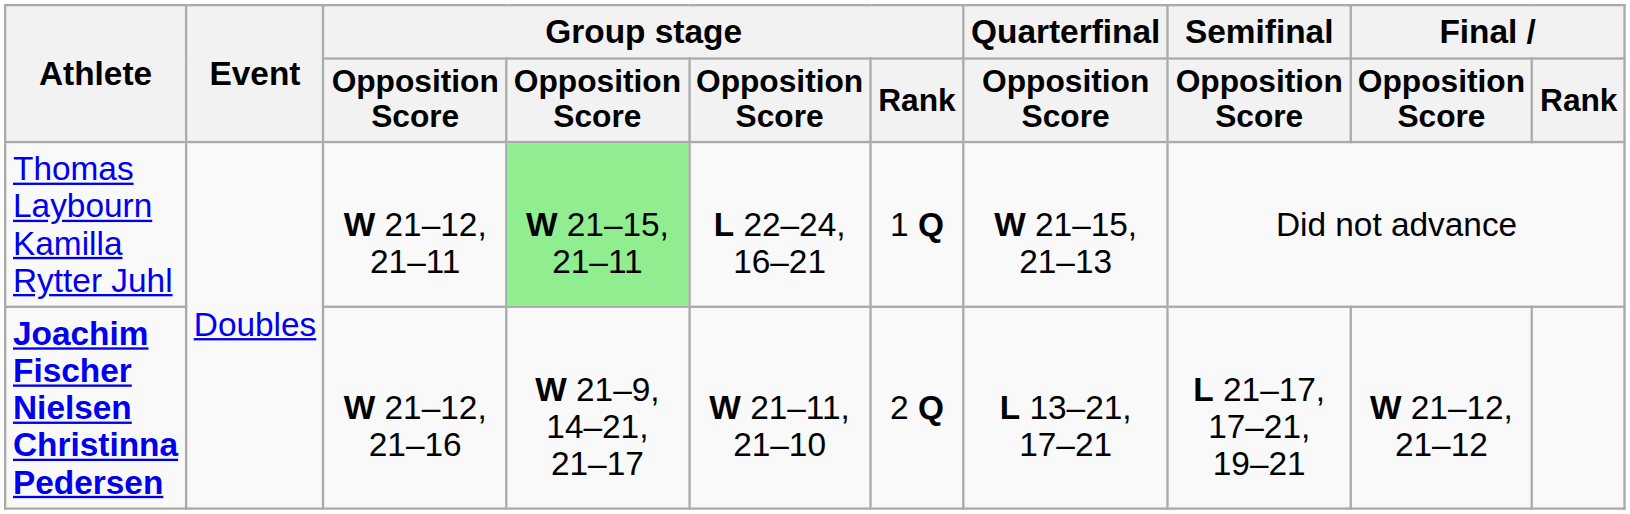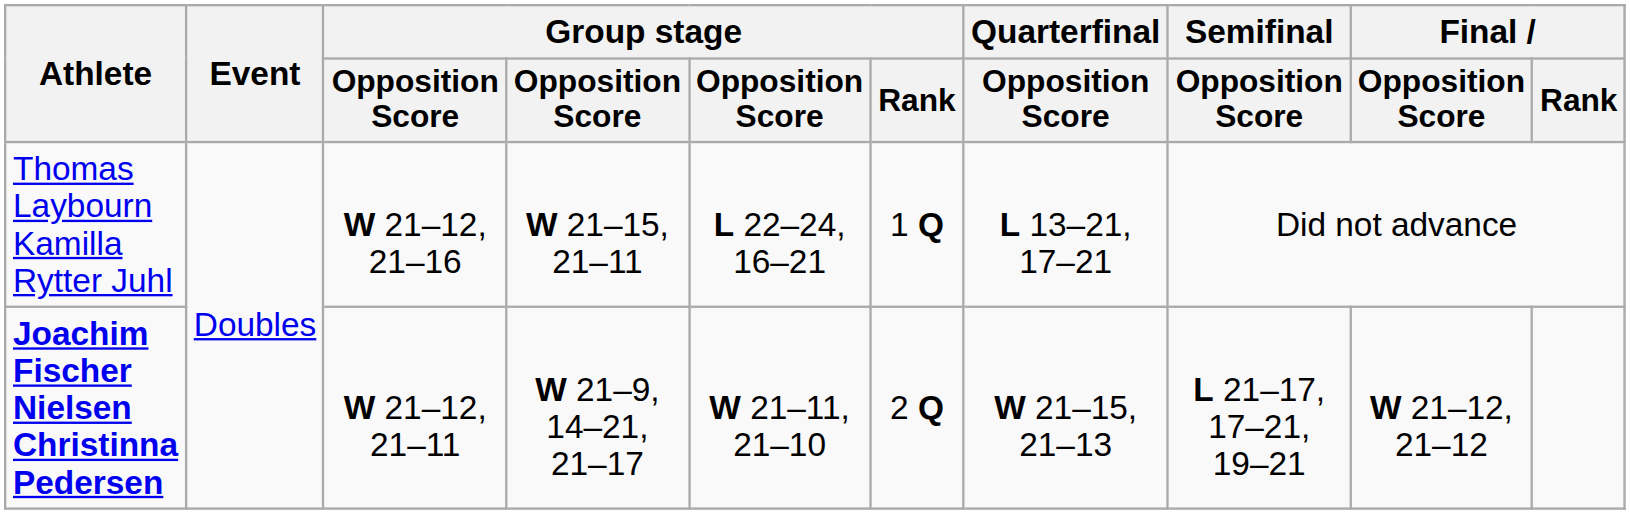(415, 244) W 21–12, 21–11 -> (415, 244) W 21–12, 21–16
(597, 244) lightgreen background -> (597, 244) no background
(1066, 244) W 21–15, 21–13 -> (1066, 244) L 13–21, 17–21
(415, 426) W 21–12, 21–16 -> (415, 426) W 21–12, 21–11
(1066, 426) L 13–21, 17–21 -> (1066, 426) W 21–15, 21–13
